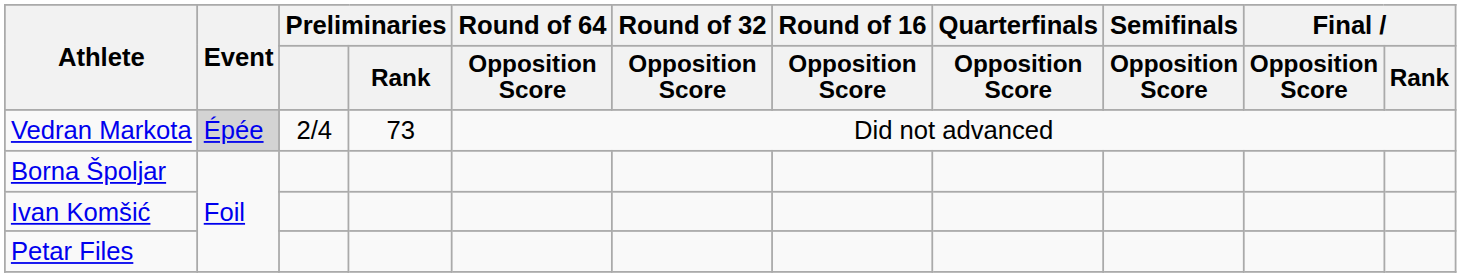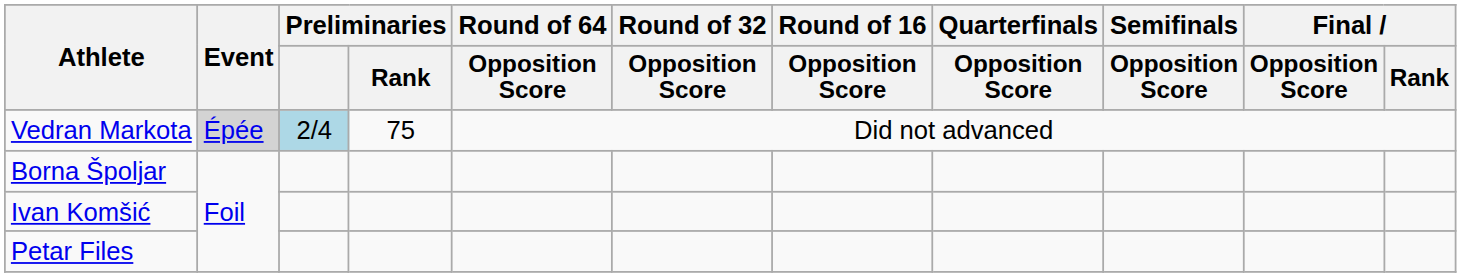(314, 131) no background -> (314, 131) lightblue background
(401, 131) 73 -> (401, 131) 75
